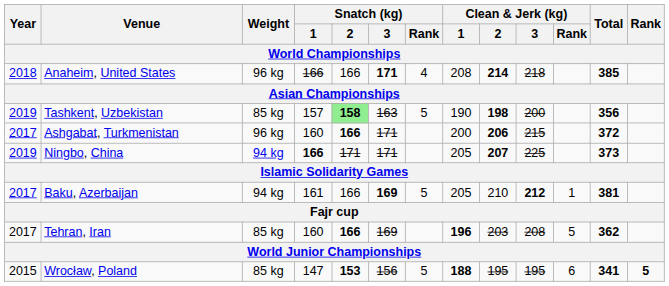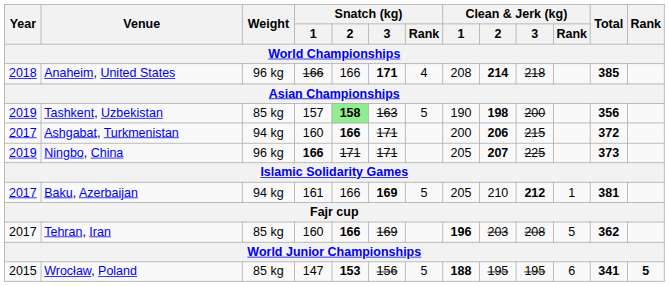(268, 133) 96 kg -> (268, 133) 94 kg
(268, 152) 94 kg -> (268, 152) 96 kg
